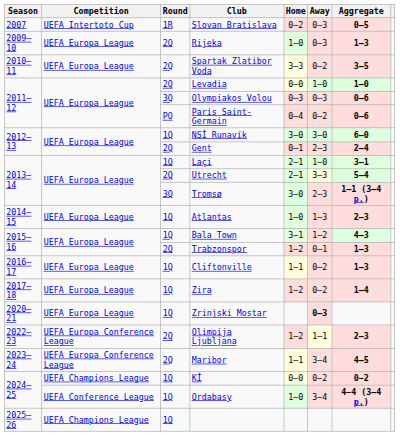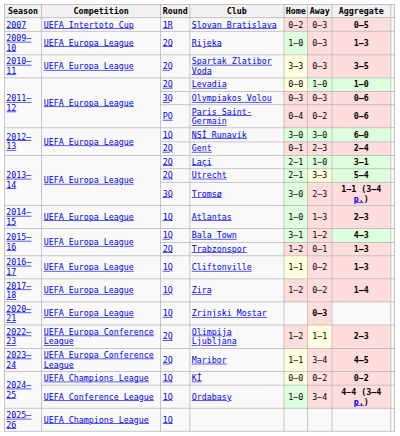(320, 66) 0–2 -> (320, 66) 0–3
(168, 162) 1Q -> (168, 162) 2Q
